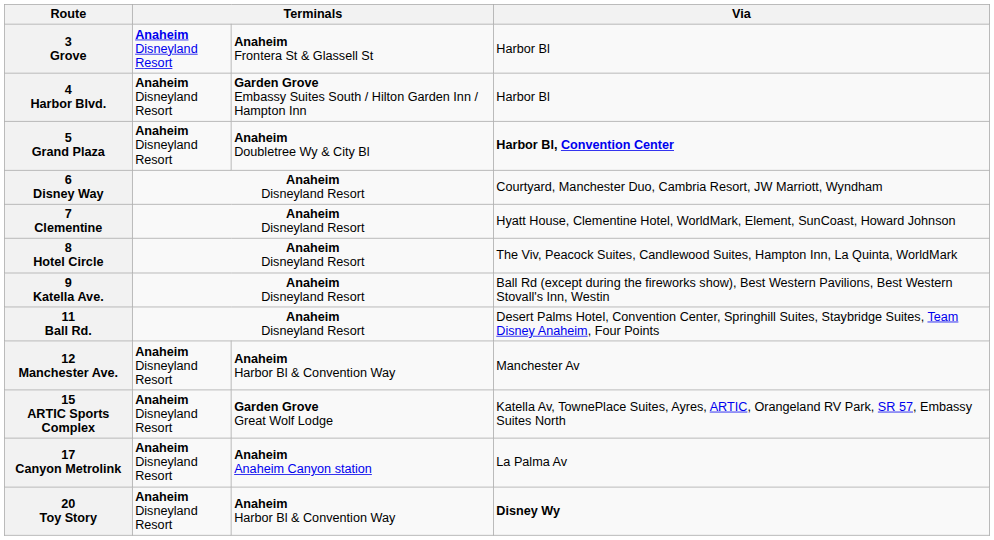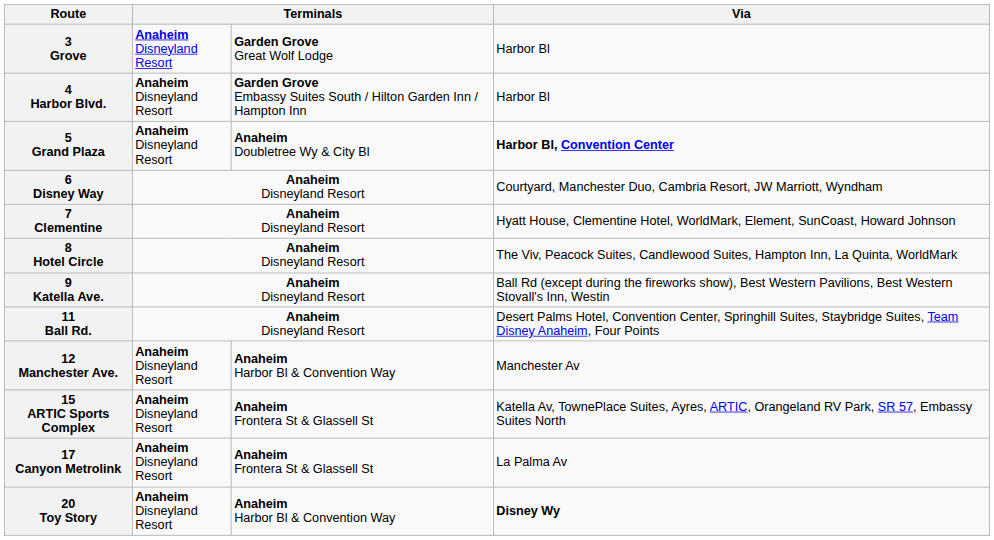(304, 48) Anaheim Frontera St & Glassell St -> (284, 48) Garden Grove Great Wolf Lodge
(284, 414) Garden Grove Great Wolf Lodge -> (304, 414) Anaheim Frontera St & Glassell St
(303, 462) Anaheim Anaheim Canyon station -> (304, 462) Anaheim Frontera St & Glassell St
